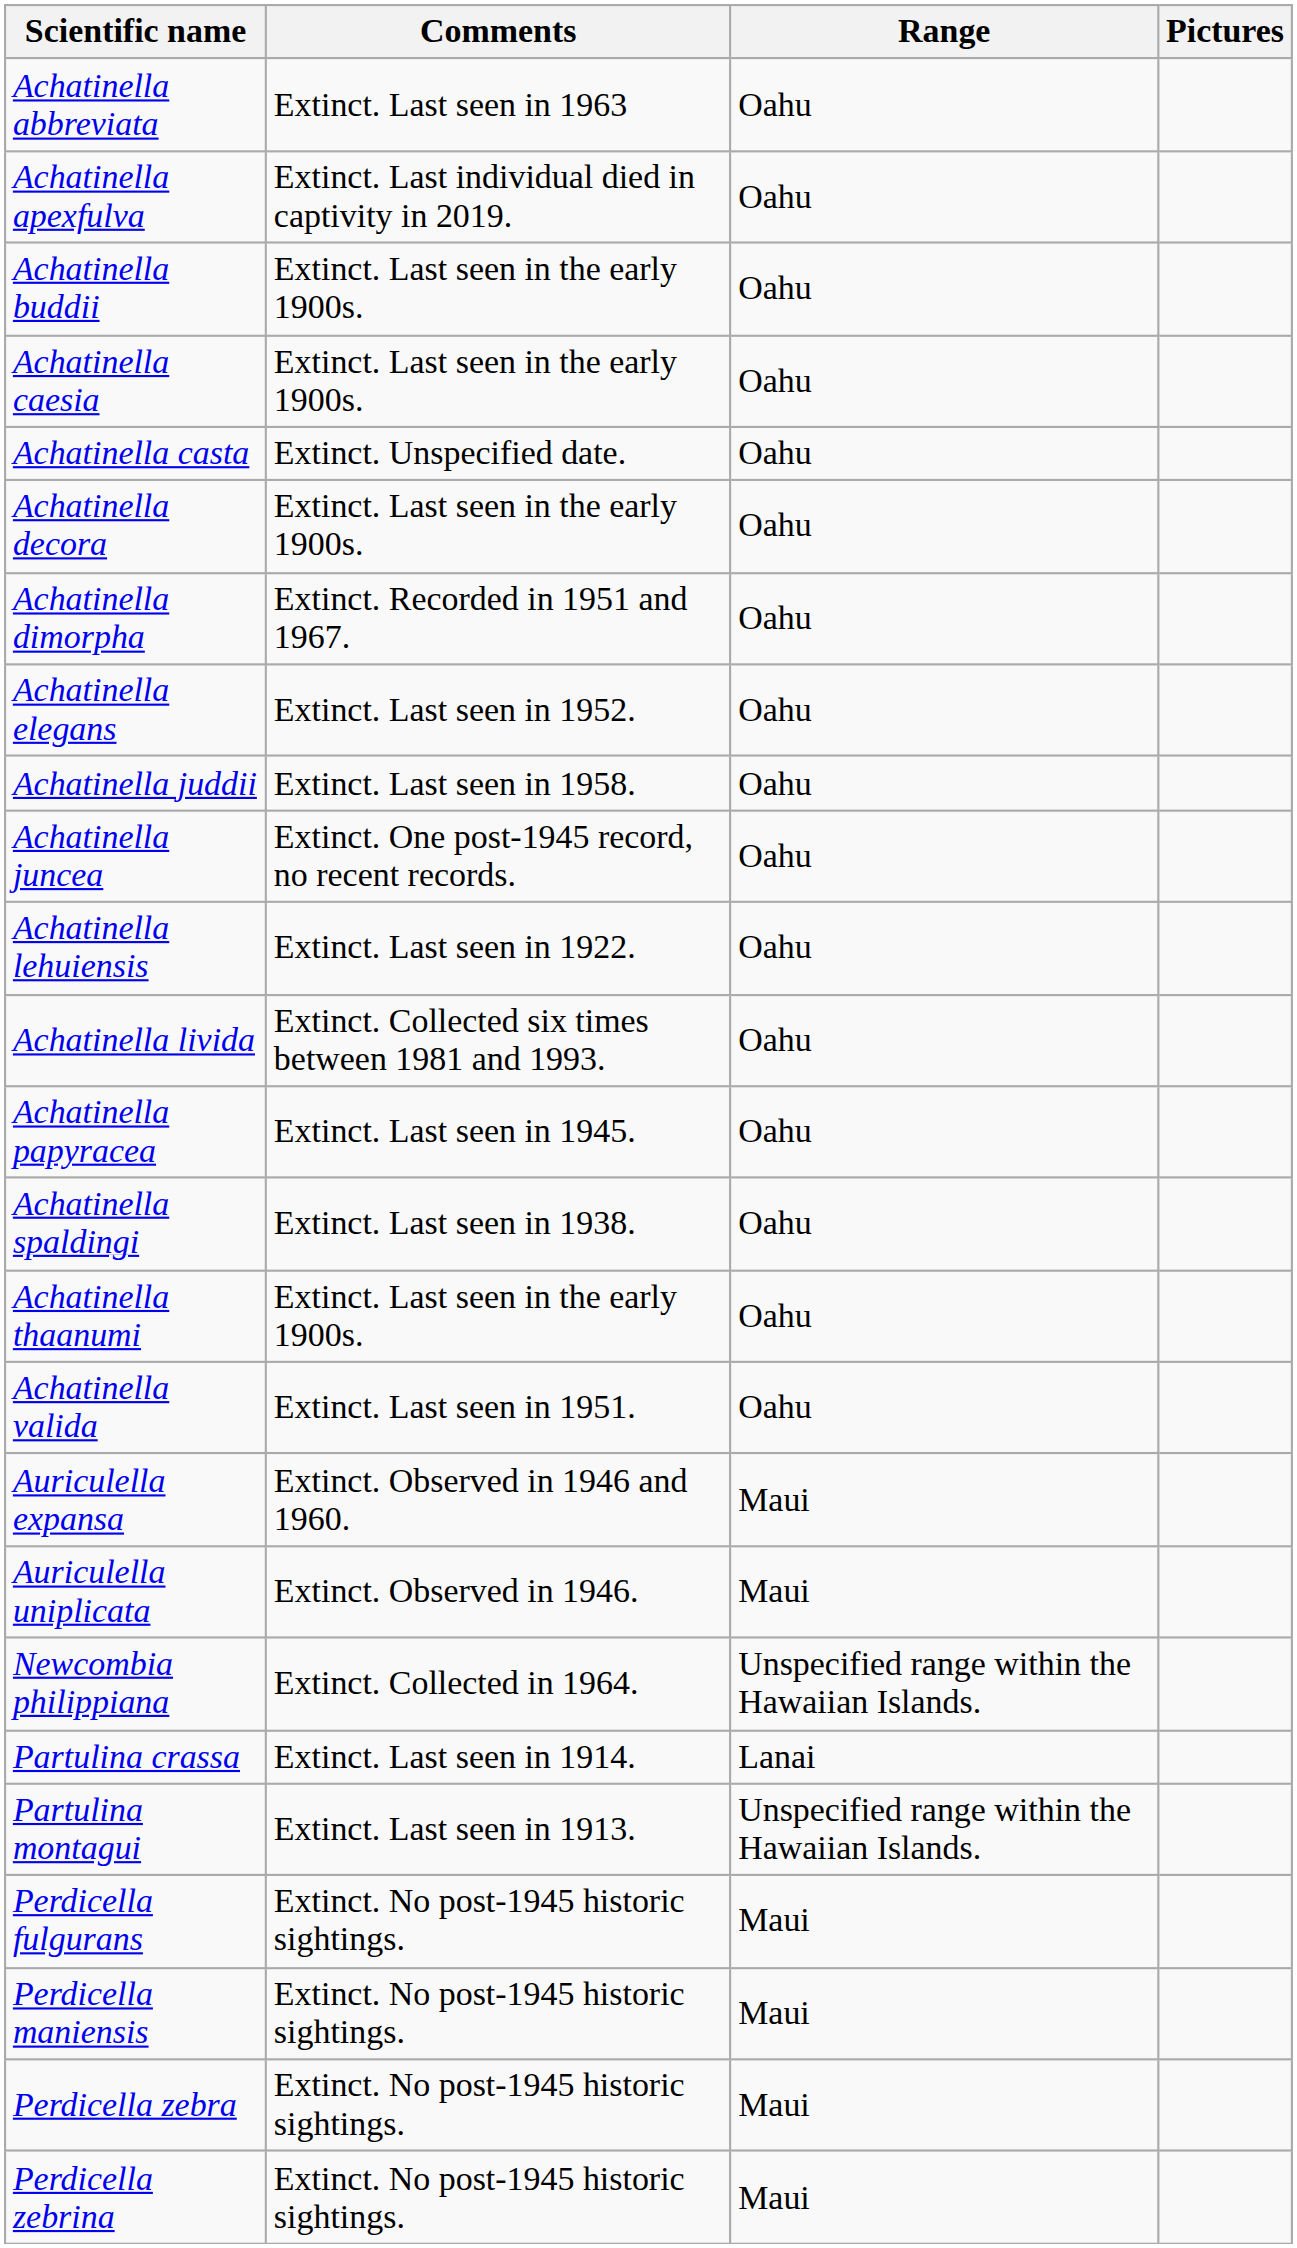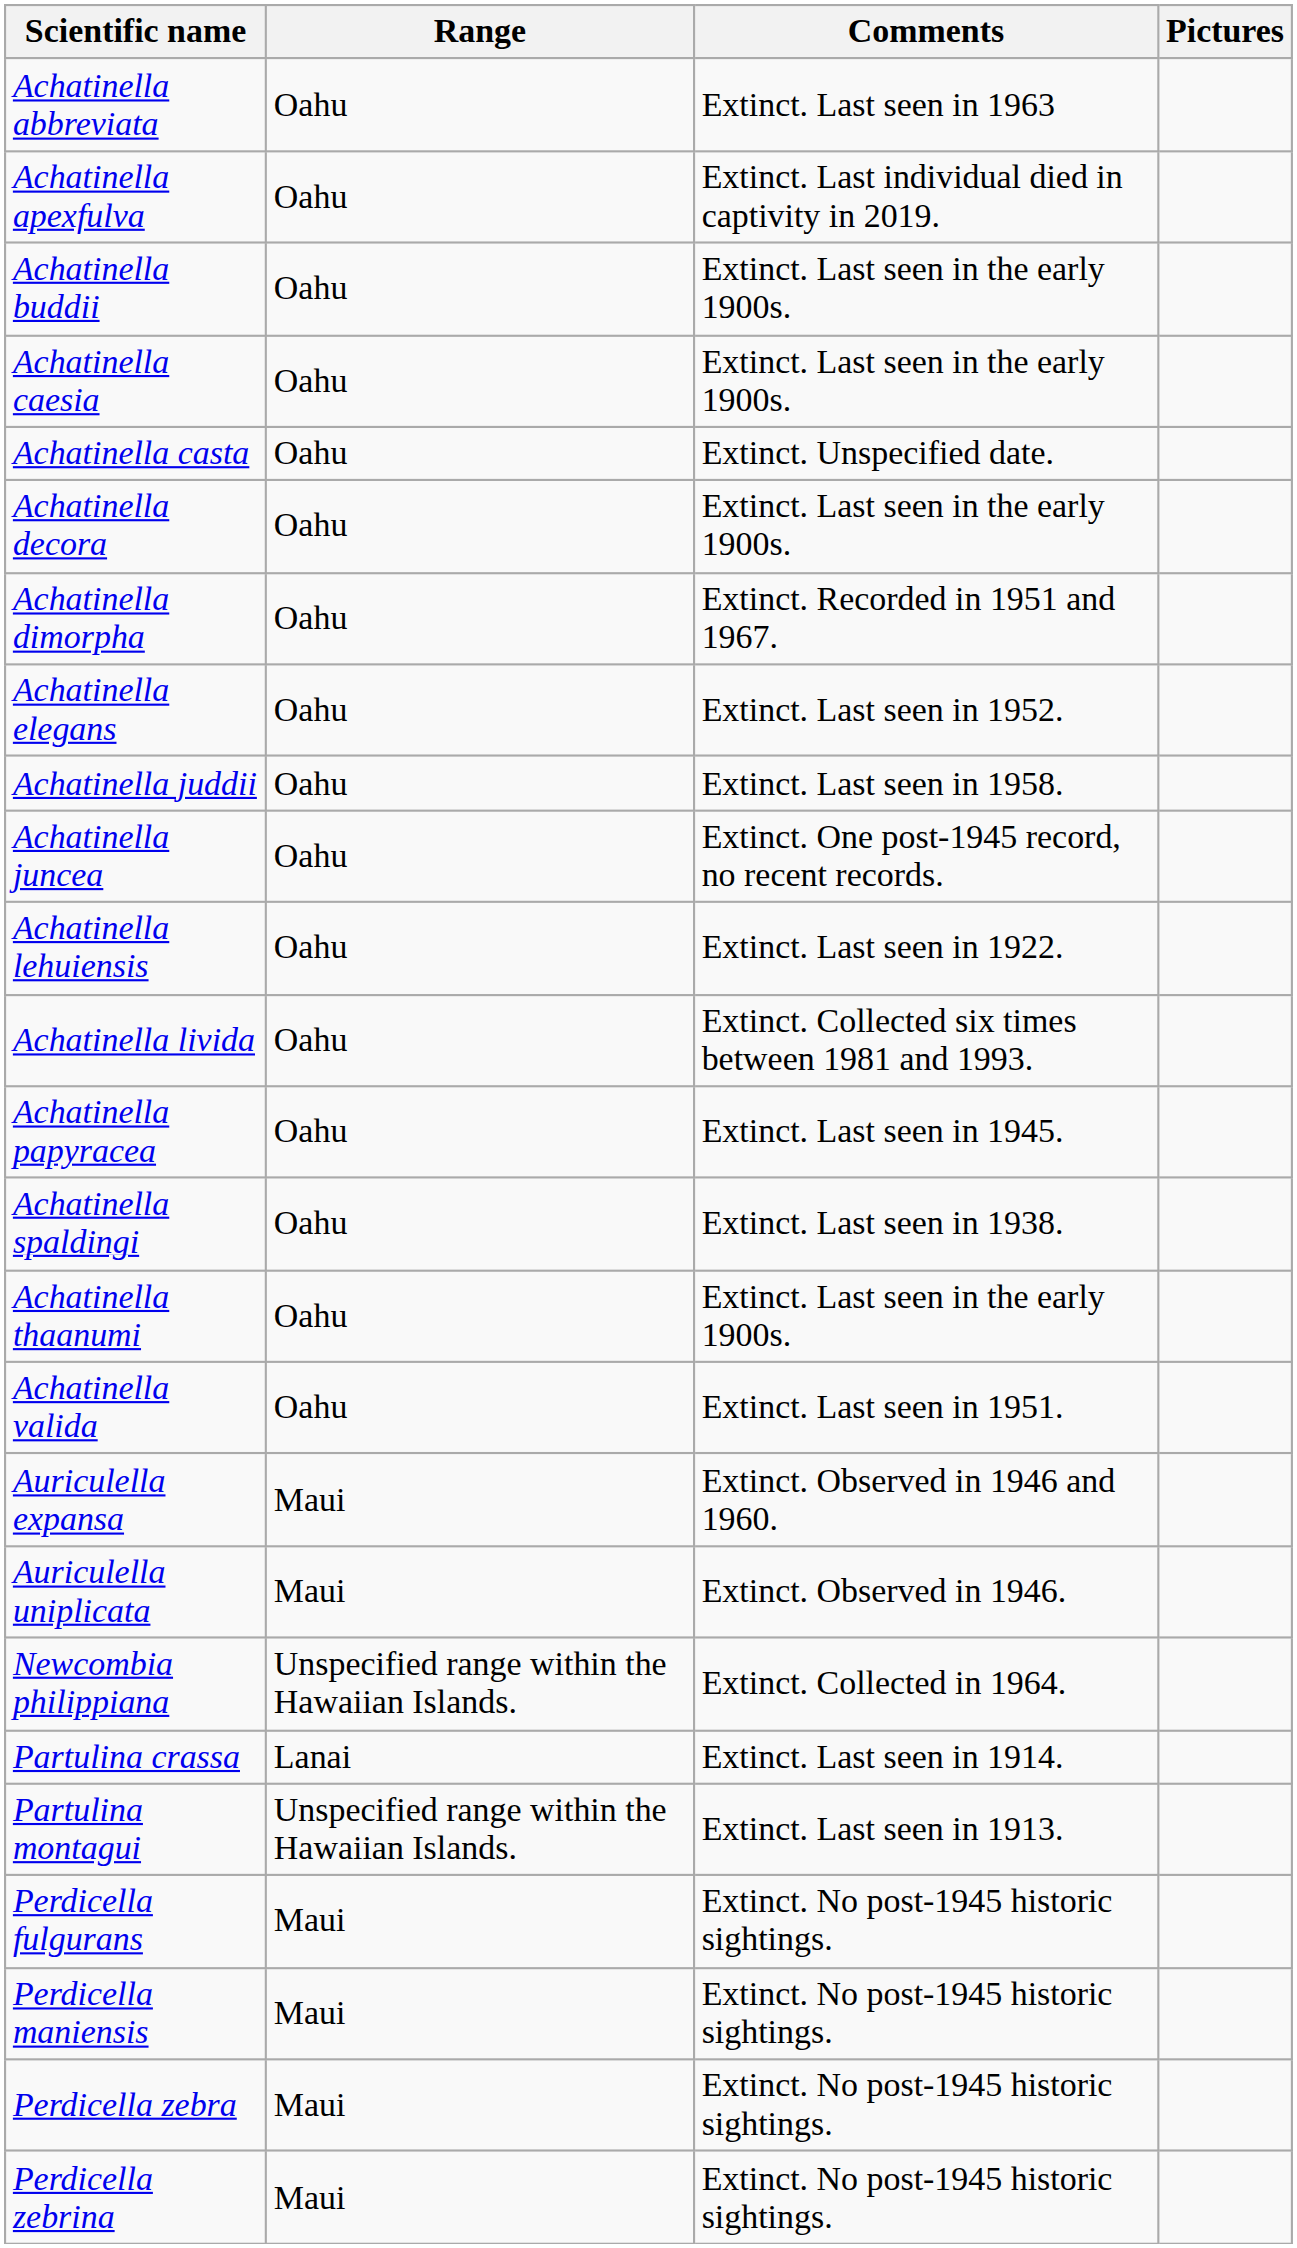columns swapped: (944, 31) <-> (498, 31)
